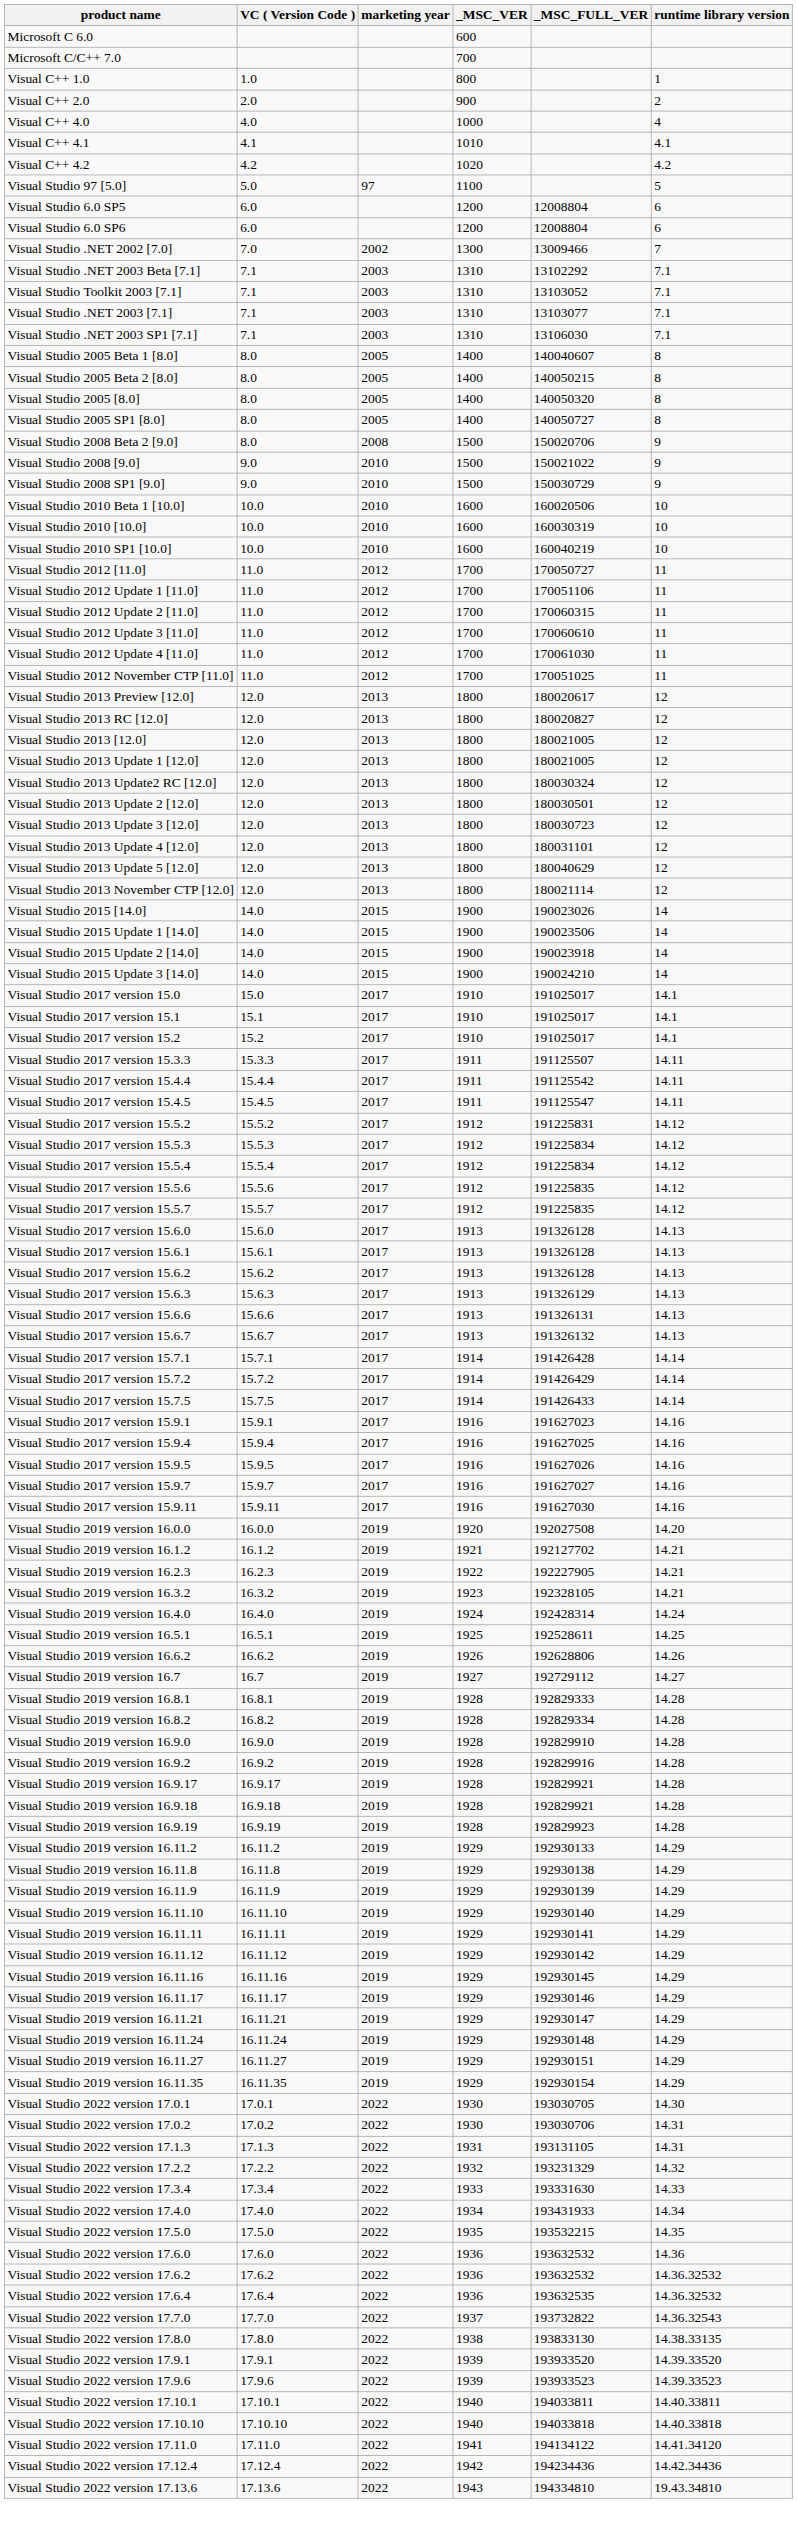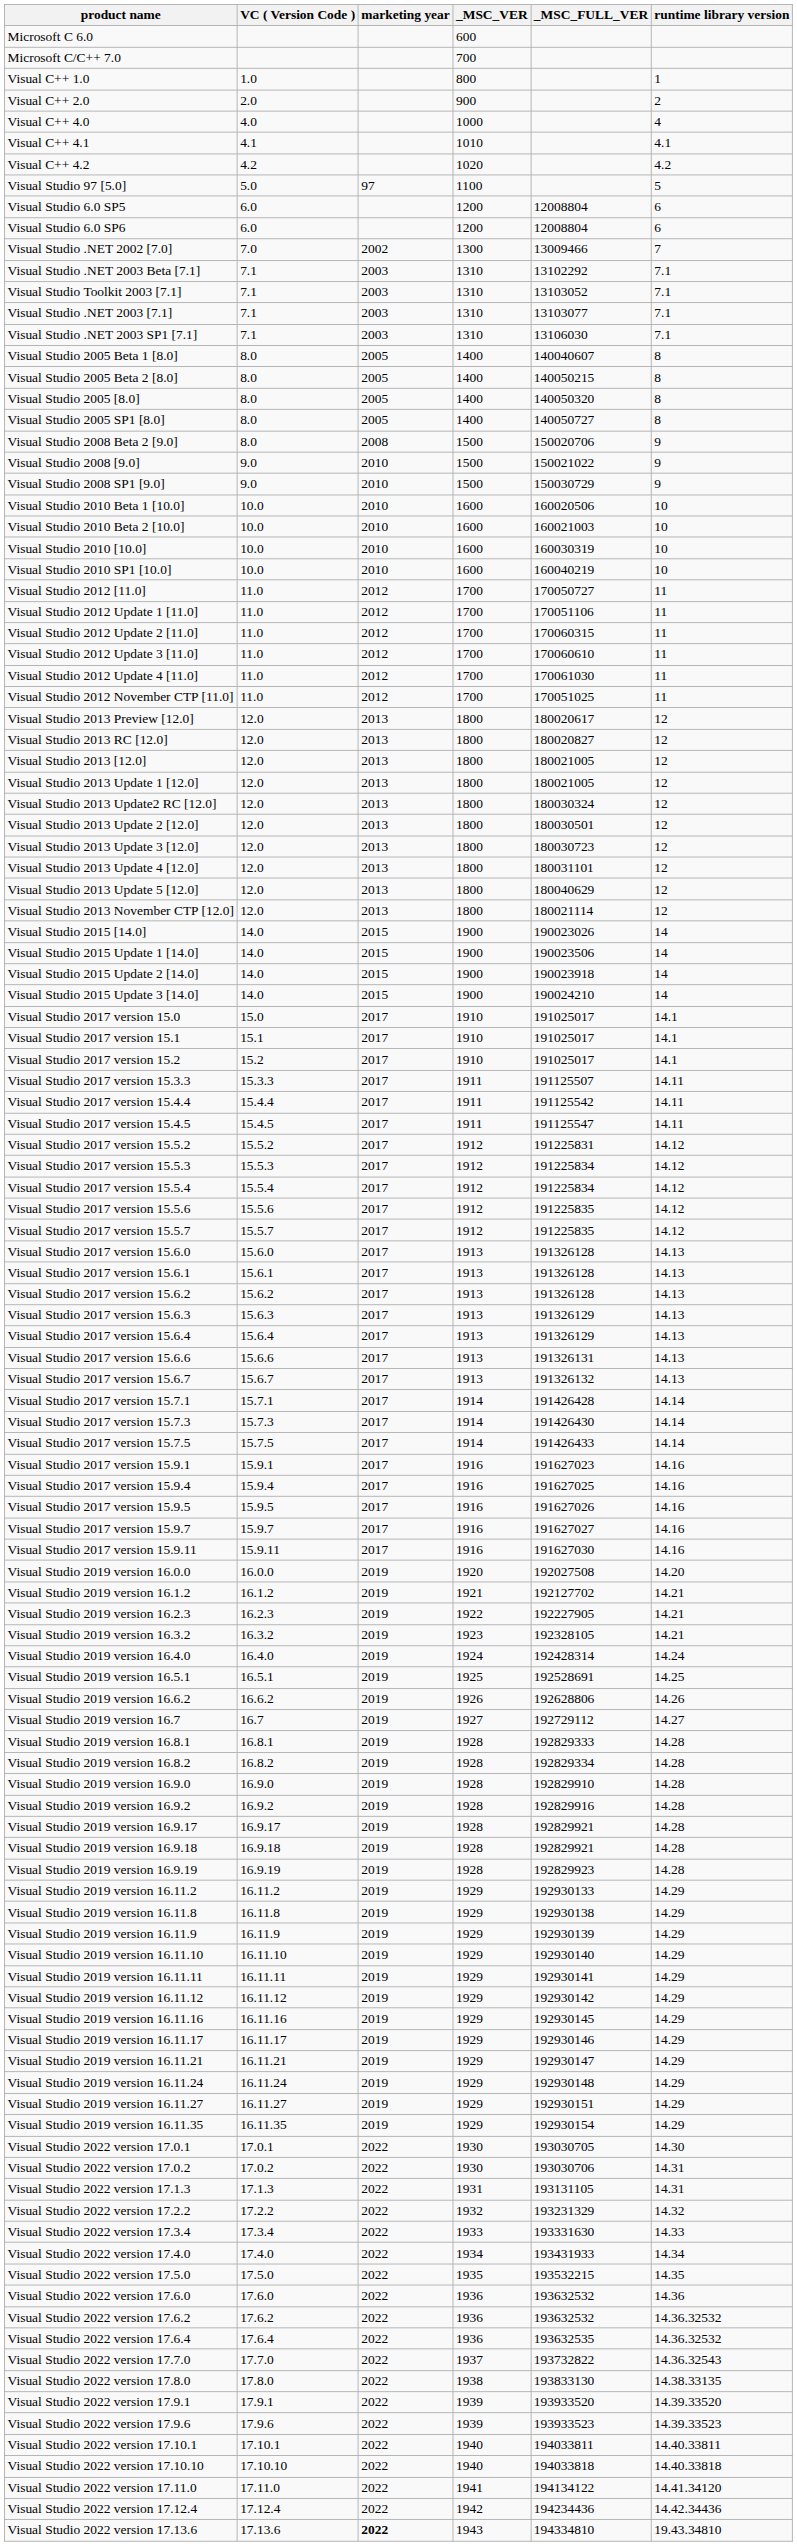+ row: (96, 526)
+ row: (99, 1336)
- row: (99, 1379)
+ row: (99, 1421)
(564, 1635) 192528611 -> (564, 1677) 192528691
(375, 2487) normal -> (375, 2530) bold
